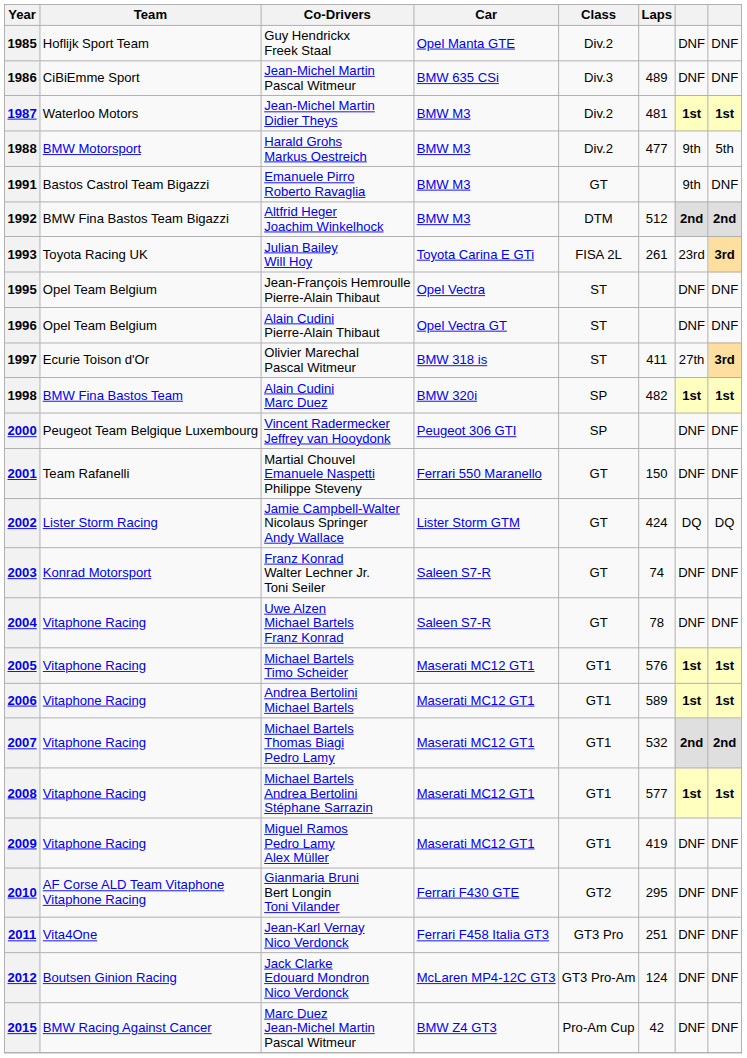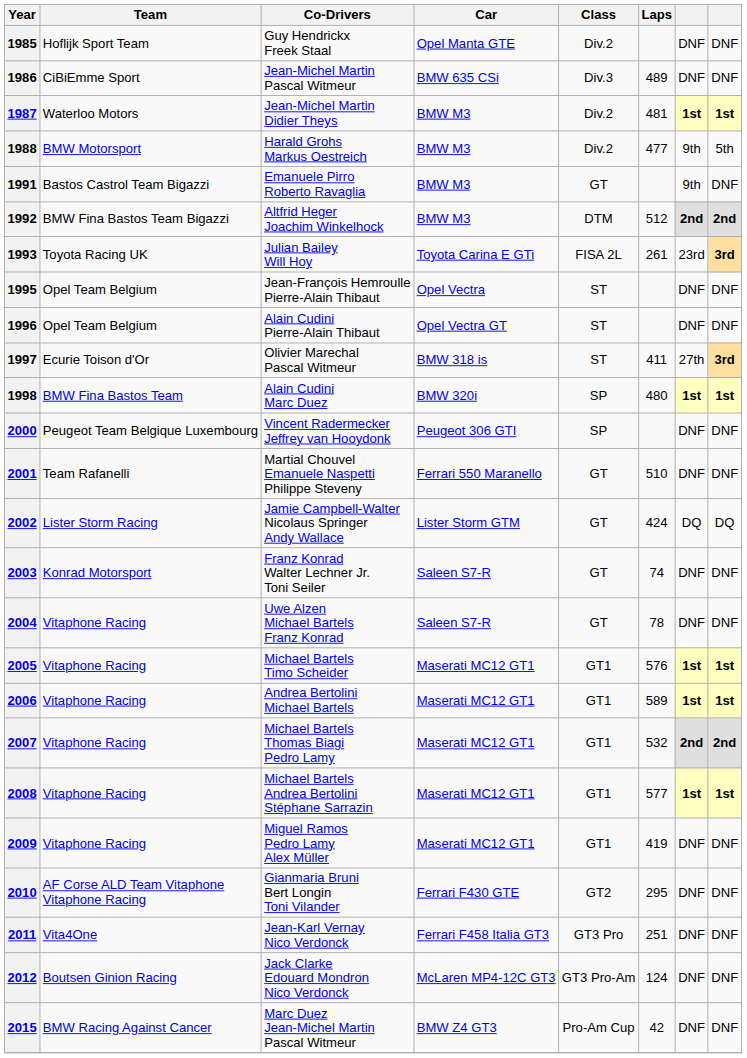(657, 396) 482 -> (657, 396) 480
(657, 474) 150 -> (657, 474) 510
